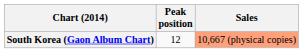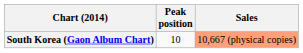(175, 39) 12 -> (175, 39) 10
